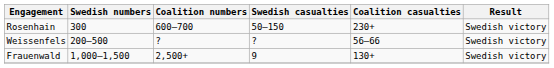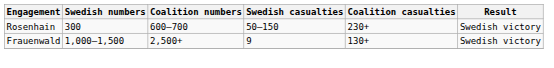- row: (36, 41)
